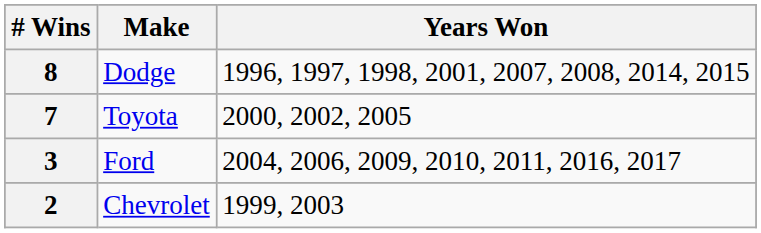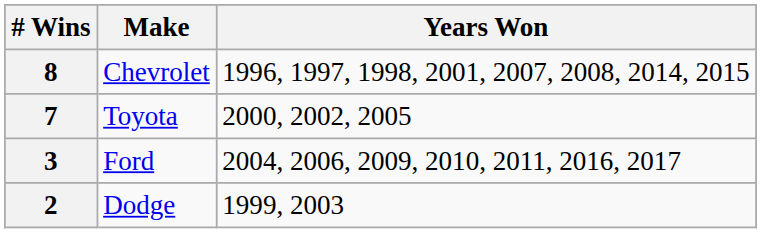(139, 71) Dodge -> (156, 71) Chevrolet
(156, 205) Chevrolet -> (139, 205) Dodge
